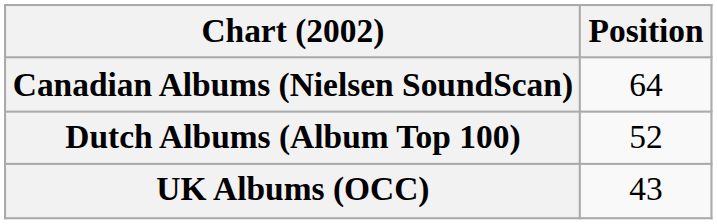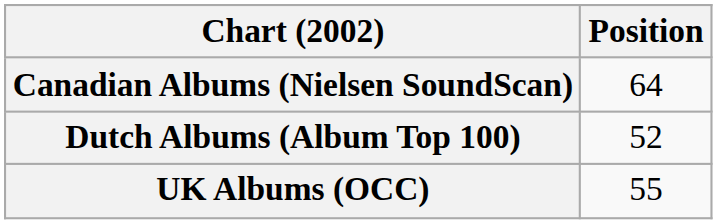(646, 190) 43 -> (646, 190) 55
